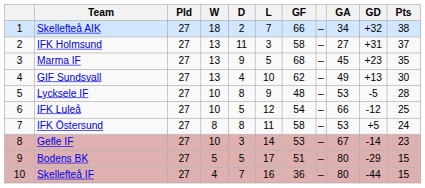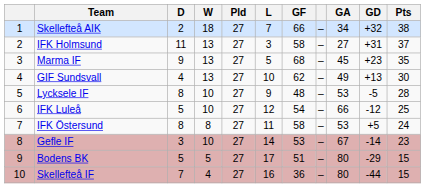columns swapped: (184, 12) <-> (242, 12)
